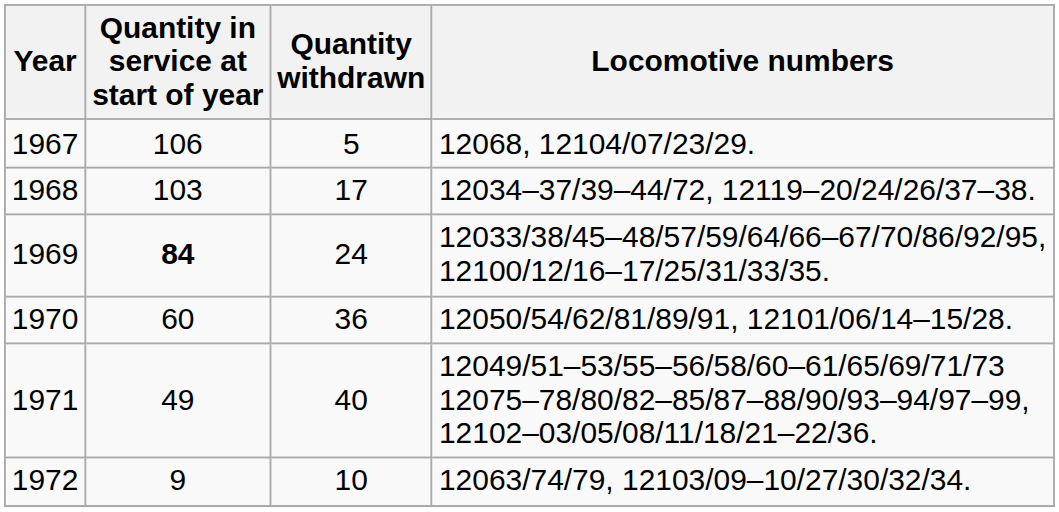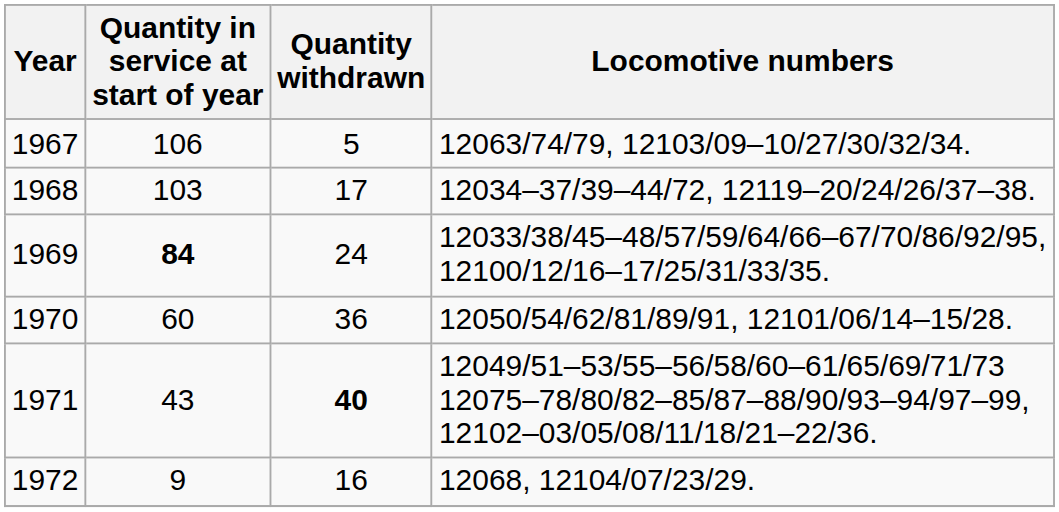(597, 142) 12068, 12104/07/23/29. -> (705, 142) 12063/74/79, 12103/09–10/27/30/32/34.
(178, 400) 49 -> (178, 400) 43
(351, 400) normal -> (351, 400) bold
(351, 481) 10 -> (351, 481) 16
(705, 481) 12063/74/79, 12103/09–10/27/30/32/34. -> (597, 481) 12068, 12104/07/23/29.
